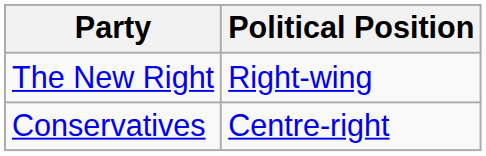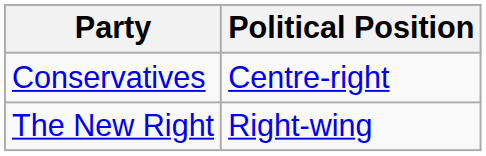rows swapped: (109, 125) <-> (113, 77)
